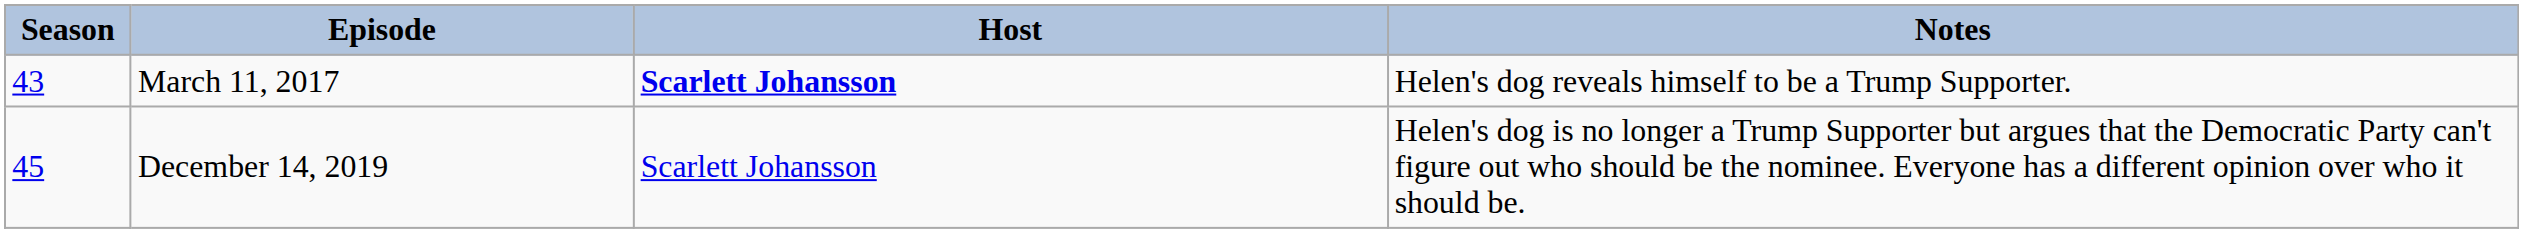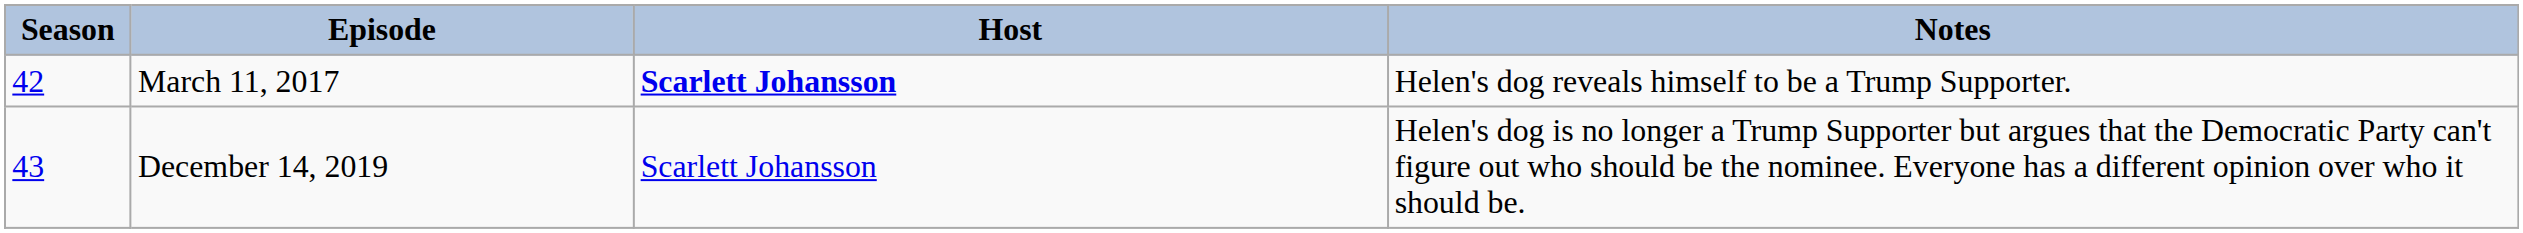(28, 80) 43 -> (28, 80) 42
(28, 166) 45 -> (28, 166) 43
